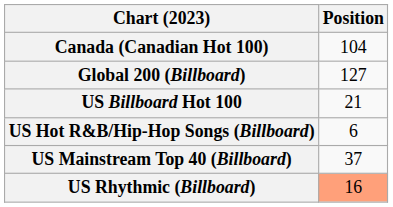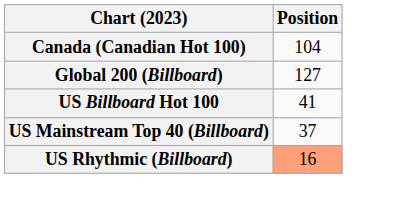(353, 103) 21 -> (308, 103) 41
- row: (162, 131)
